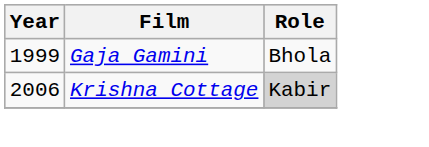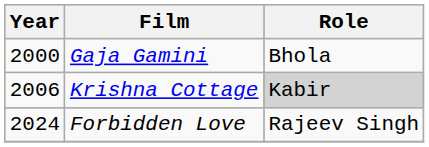(35, 56) 1999 -> (35, 56) 2000
+ row: (158, 124)
